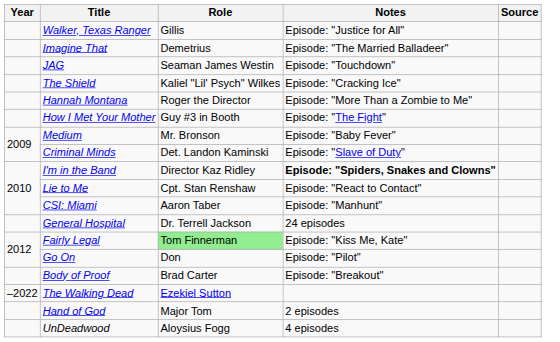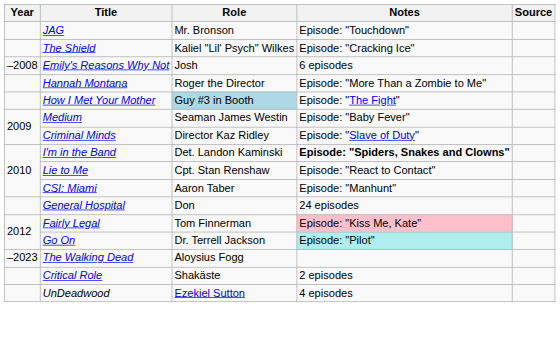- row: (97, 30)
- row: (75, 48)
(217, 65) Seaman James Westin -> (204, 30) Mr. Bronson
+ row: (106, 65)
(200, 118) no background -> (214, 100) lightblue background
(190, 135) Mr. Bronson -> (231, 118) Seaman James Westin
(214, 153) Det. Landon Kaminski -> (222, 135) Director Kaz Ridley
(208, 170) Director Kaz Ridley -> (228, 153) Det. Landon Kaminski
(206, 223) Dr. Terrell Jackson -> (185, 205) Don
(199, 240) lightgreen background -> (213, 223) no background
(346, 240) no background -> (360, 223) pink background
(171, 258) Don -> (220, 240) Dr. Terrell Jackson
(323, 258) no background -> (337, 240) paleturquoise background
- row: (76, 275)
(22, 293) –2022 -> (22, 258) –2023
(196, 293) Ezekiel Sutton -> (209, 258) Aloysius Fogg
- row: (74, 310)
+ row: (72, 275)
(195, 328) Aloysius Fogg -> (210, 293) Ezekiel Sutton
